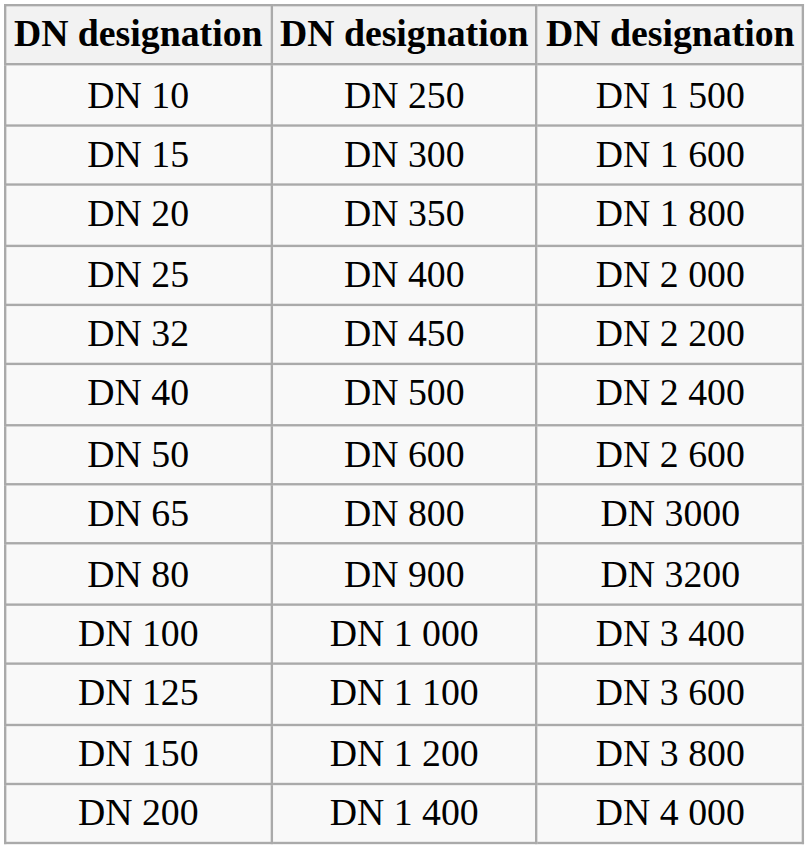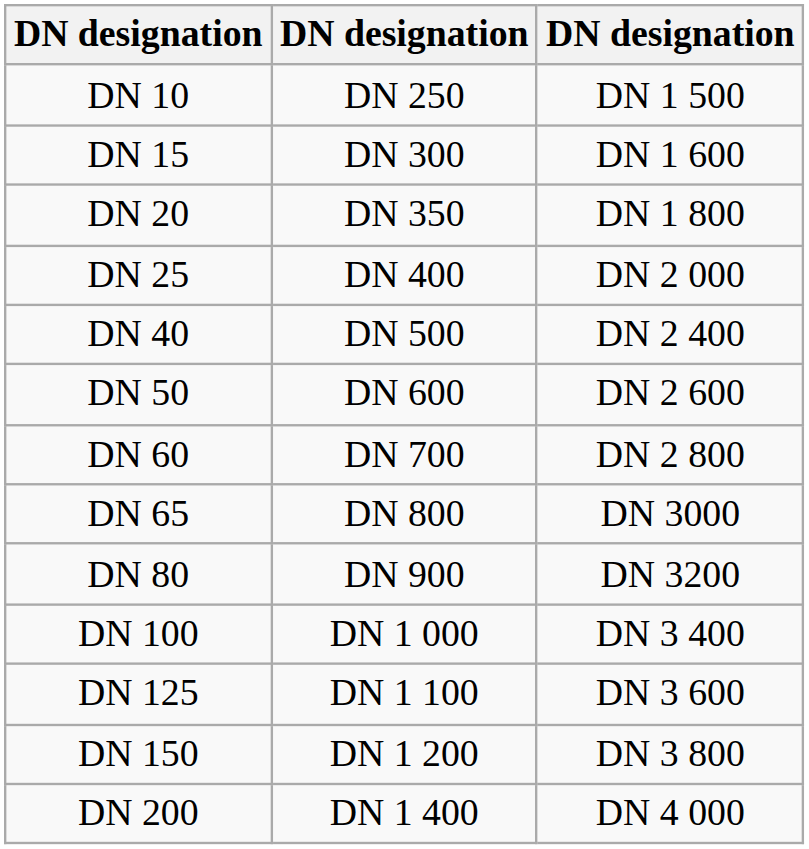- row: (138, 333)
+ row: (138, 453)
